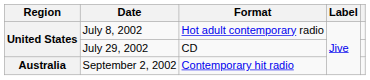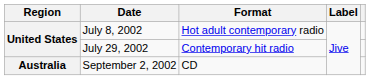(189, 48) CD -> (238, 48) Contemporary hit radio
(238, 65) Contemporary hit radio -> (189, 65) CD
